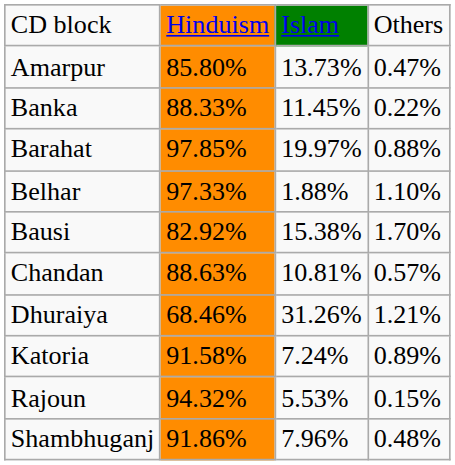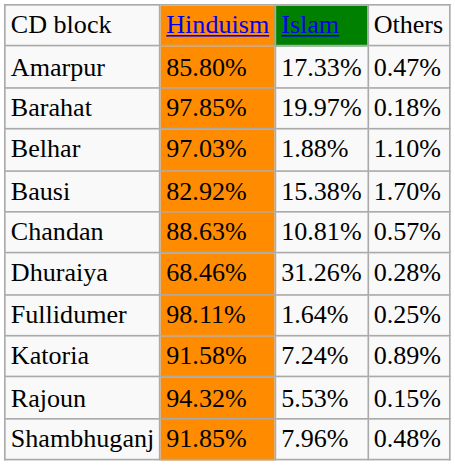(321, 66) 13.73% -> (321, 66) 17.33%
- row: (44, 107)
(407, 149) 0.88% -> (407, 107) 0.18%
(206, 190) 97.33% -> (206, 149) 97.03%
(407, 314) 1.21% -> (407, 273) 0.28%
+ row: (69, 314)
(206, 438) 91.86% -> (206, 438) 91.85%
